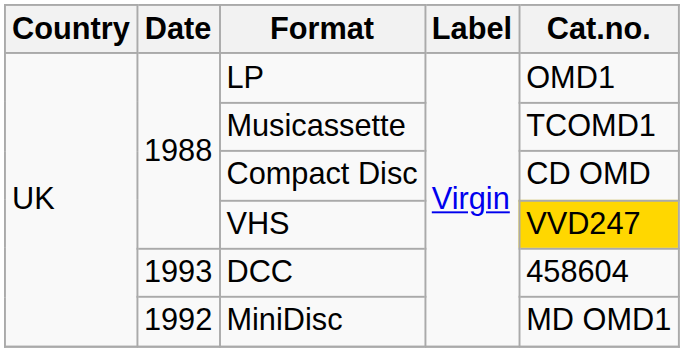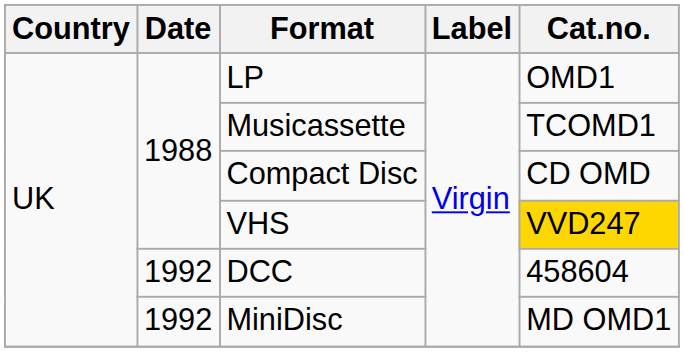(178, 272) 1993 -> (178, 272) 1992
